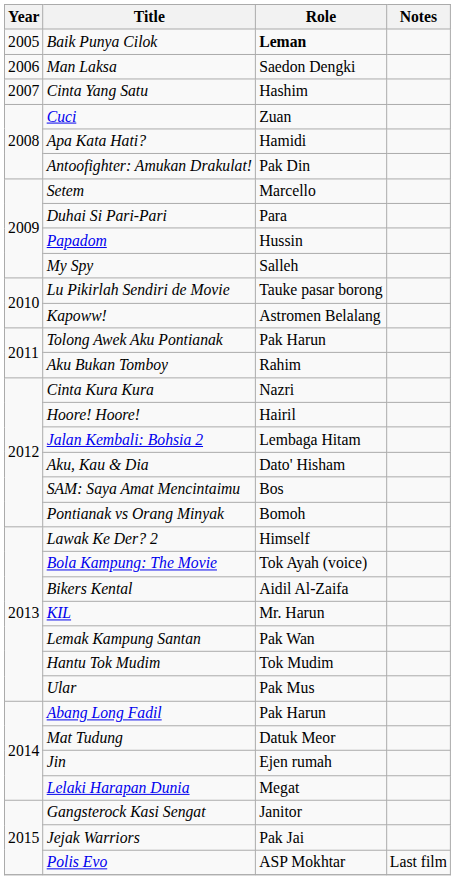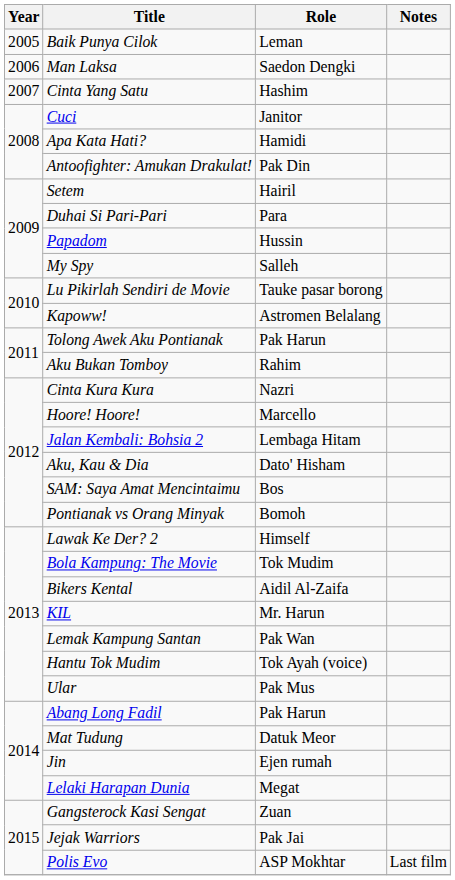(283, 41) bold -> (281, 41) normal
(275, 116) Zuan -> (281, 116) Janitor
(287, 191) Marcello -> (277, 191) Hairil
(277, 414) Hairil -> (287, 414) Marcello
(313, 564) Tok Ayah (voice) -> (296, 564) Tok Mudim
(296, 663) Tok Mudim -> (313, 663) Tok Ayah (voice)
(281, 812) Janitor -> (275, 812) Zuan
